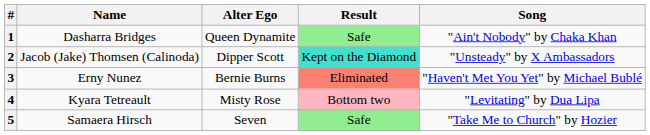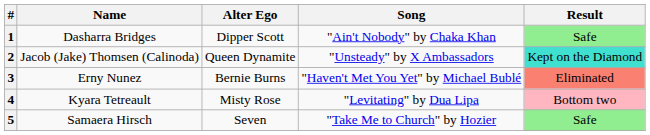columns swapped: (532, 15) <-> (359, 15)
(250, 36) Queen Dynamite -> (250, 36) Dipper Scott
(250, 57) Dipper Scott -> (250, 57) Queen Dynamite
